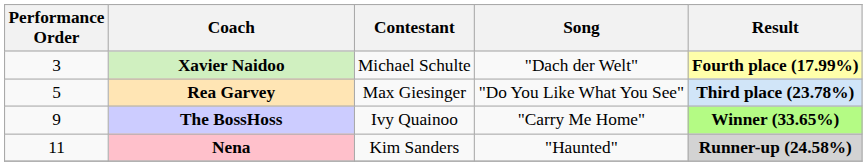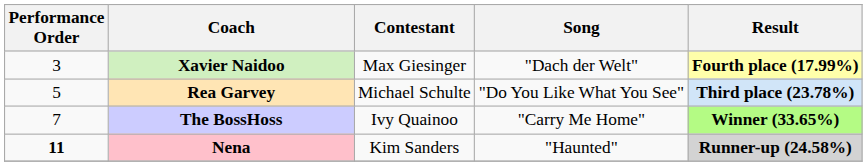(414, 65) Michael Schulte -> (414, 65) Max Giesinger
(414, 92) Max Giesinger -> (414, 92) Michael Schulte
(56, 119) 9 -> (56, 119) 7
(56, 147) normal -> (56, 147) bold
